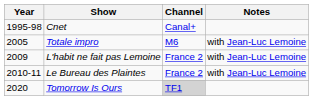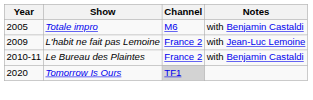- row: (56, 27)
(257, 42) with Jean-Luc Lemoine -> (255, 27) with Benjamin Castaldi
(257, 73) with Jean-Luc Lemoine -> (255, 57) with Benjamin Castaldi
